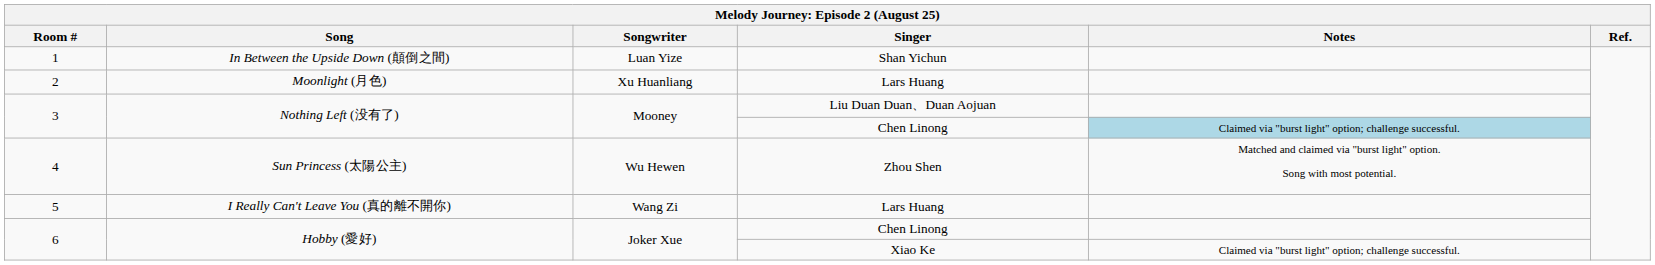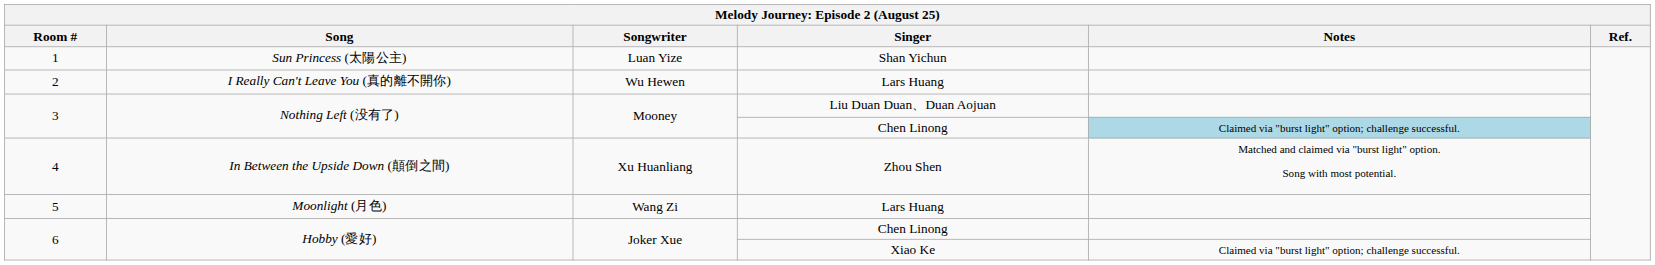(339, 57) In Between the Upside Down (顛倒之間) -> (339, 57) Sun Princess (太陽公主)
(339, 81) Moonlight (月色) -> (339, 81) I Really Can't Leave You (真的離不開你)
(655, 81) Xu Huanliang -> (655, 81) Wu Hewen
(339, 166) Sun Princess (太陽公主) -> (339, 166) In Between the Upside Down (顛倒之間)
(655, 166) Wu Hewen -> (655, 166) Xu Huanliang
(339, 206) I Really Can't Leave You (真的離不開你) -> (339, 206) Moonlight (月色)
